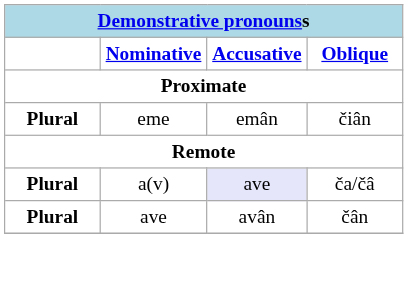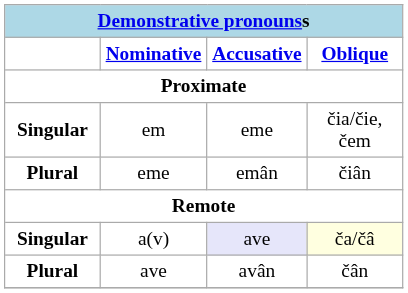+ row: (154, 129)
(52, 184) Plural -> (52, 238) Singular
(355, 184) no background -> (355, 238) lightyellow background
